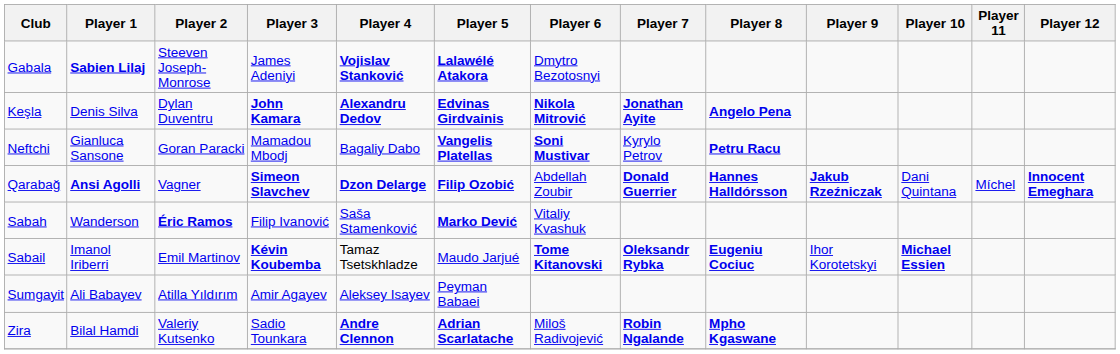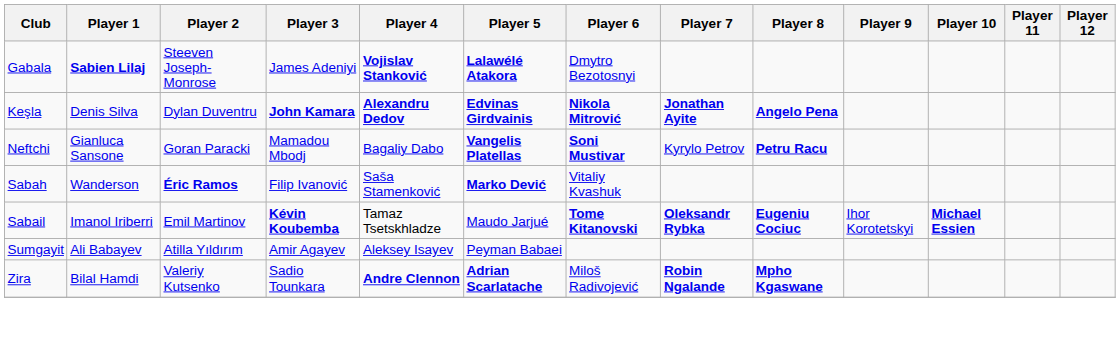- row: (34, 184)
